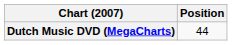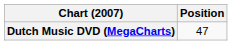(202, 31) 44 -> (202, 31) 47
